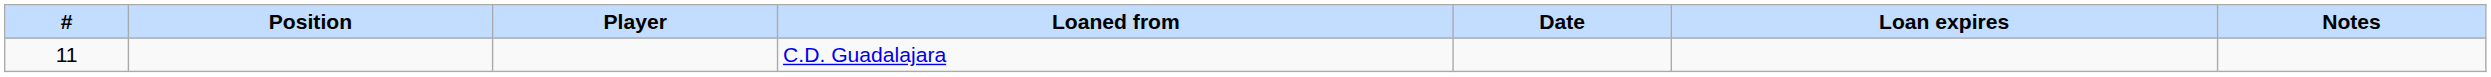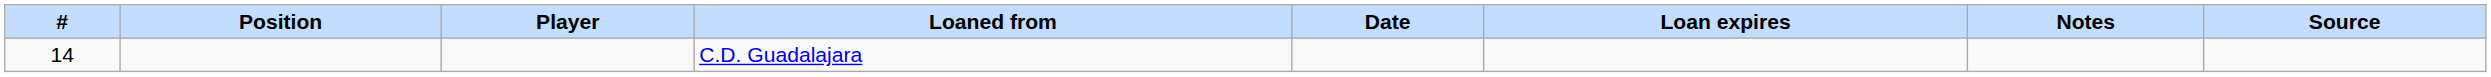+ column: (2345, 22)
(67, 55) 11 -> (62, 55) 14
